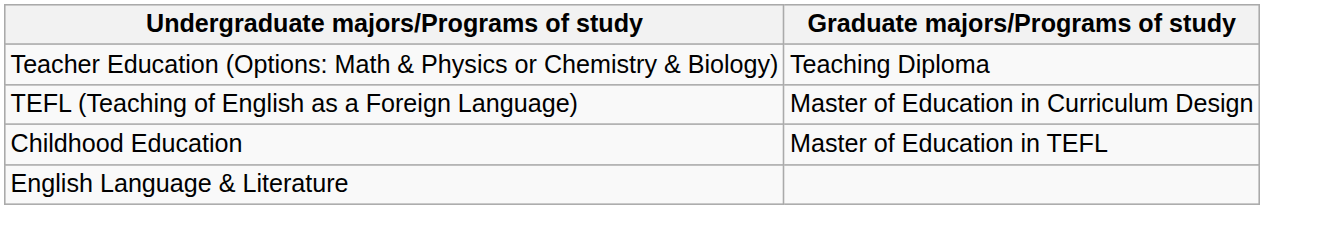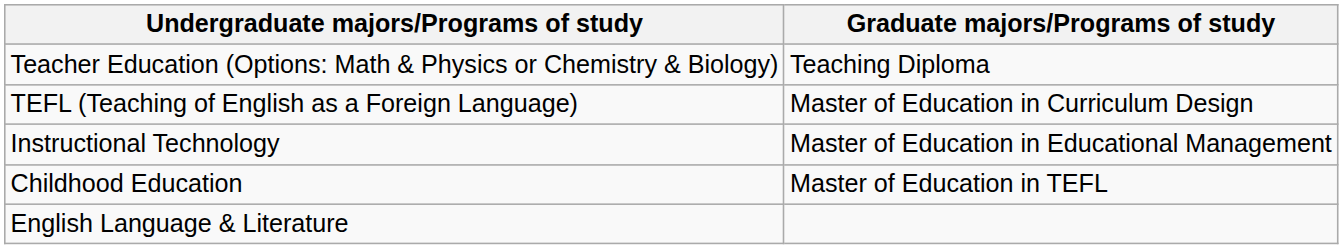+ row: (145, 143)
